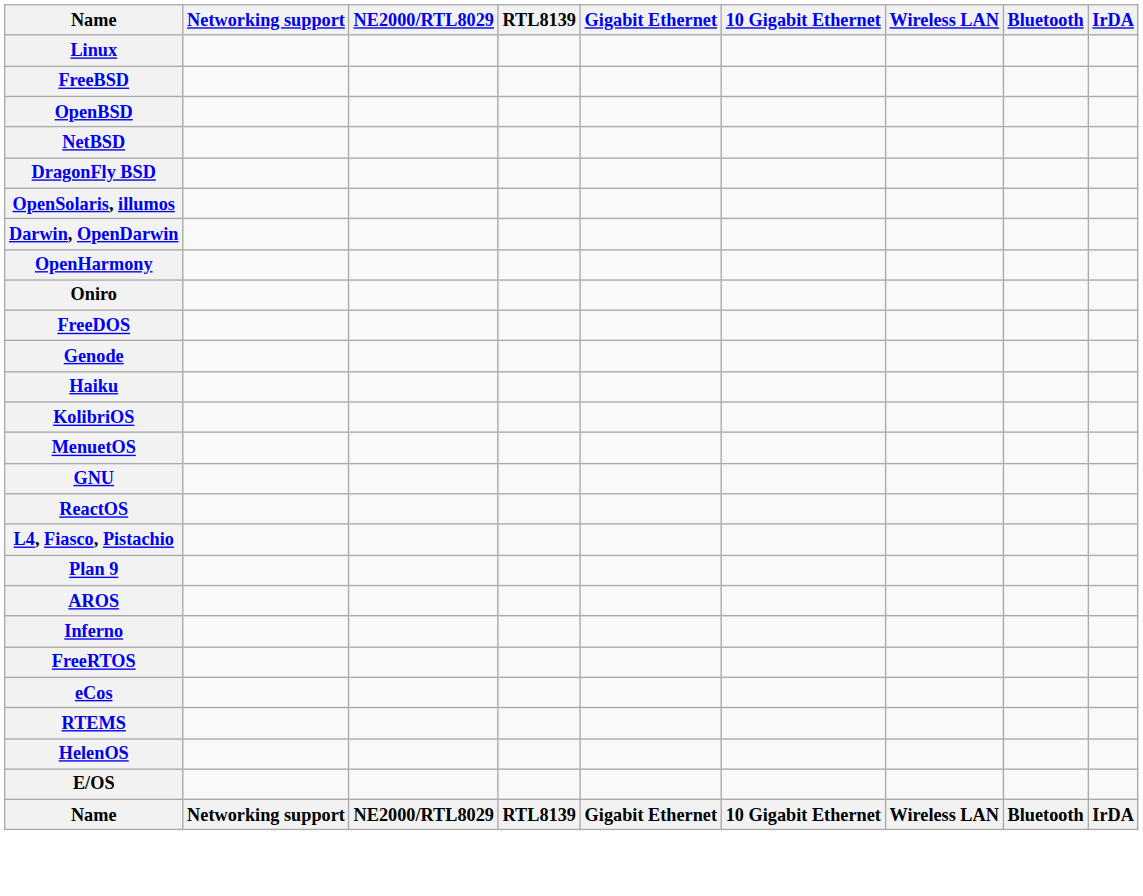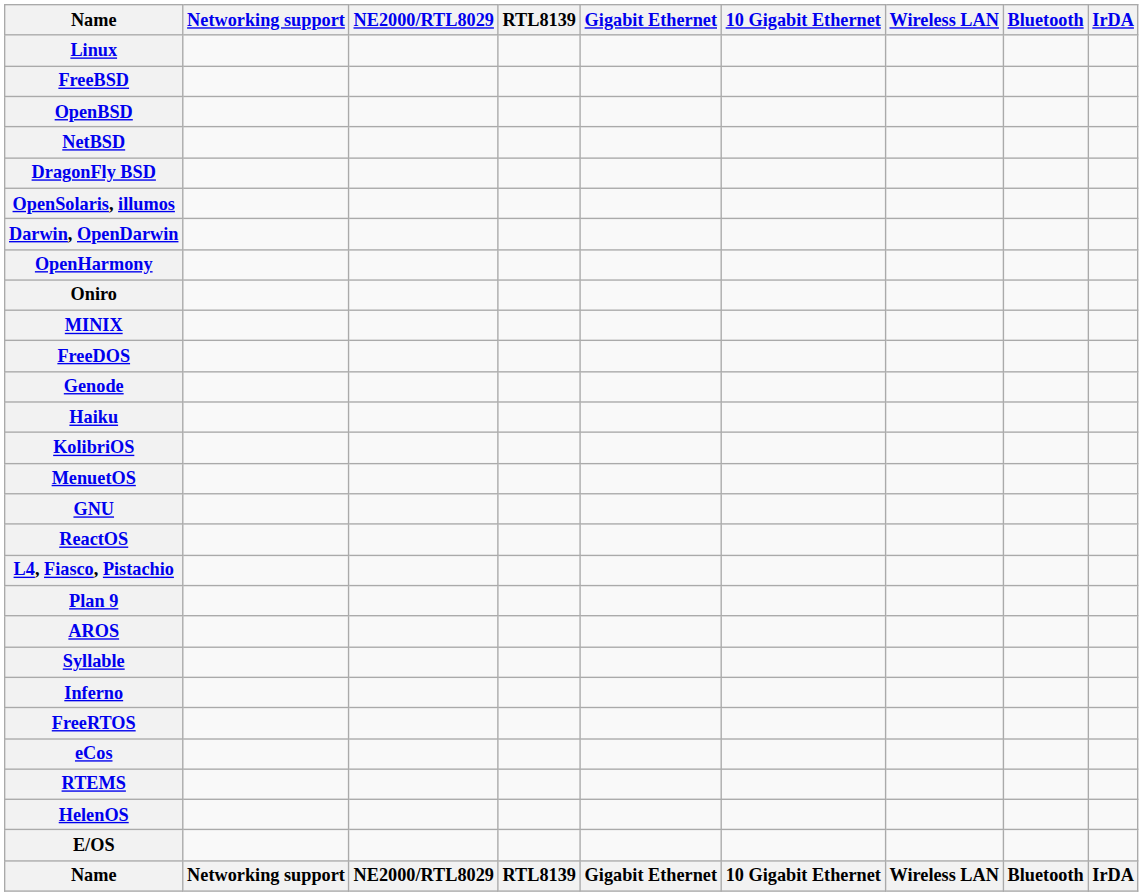+ row: (94, 325)
+ row: (94, 662)
